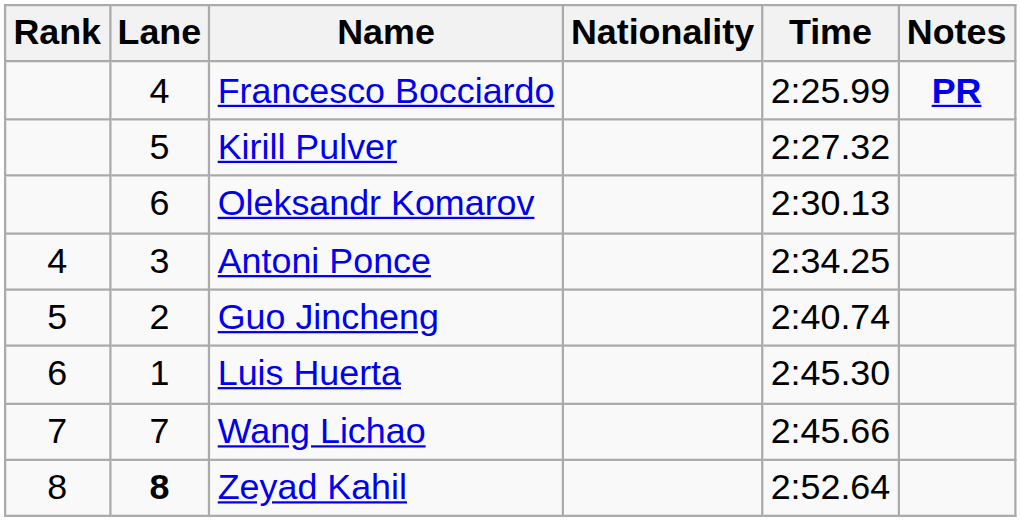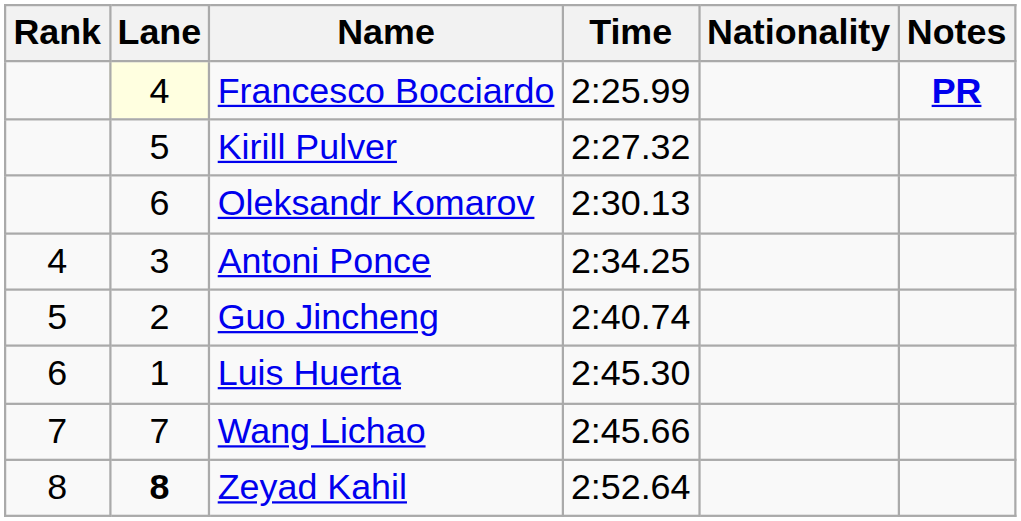columns swapped: (663, 32) <-> (830, 32)
(159, 89) no background -> (159, 89) lightyellow background
